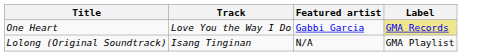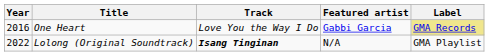+ column: (18, 12)
(211, 43) normal -> (238, 43) bold
